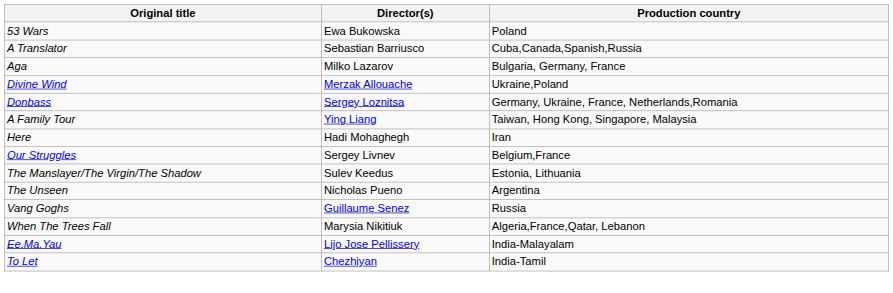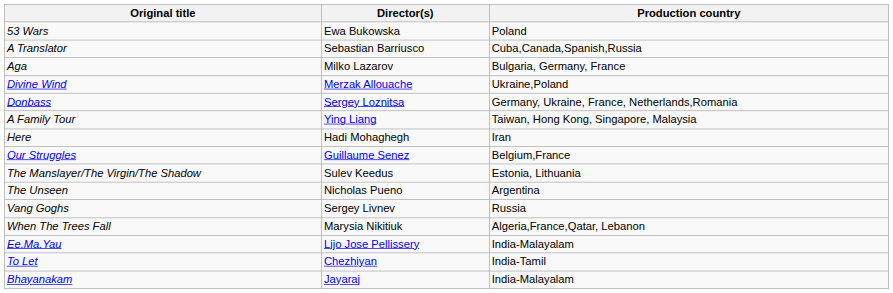(359, 155) Sergey Livnev -> (367, 155) Guillaume Senez
(367, 208) Guillaume Senez -> (359, 208) Sergey Livnev
+ row: (40, 279)
